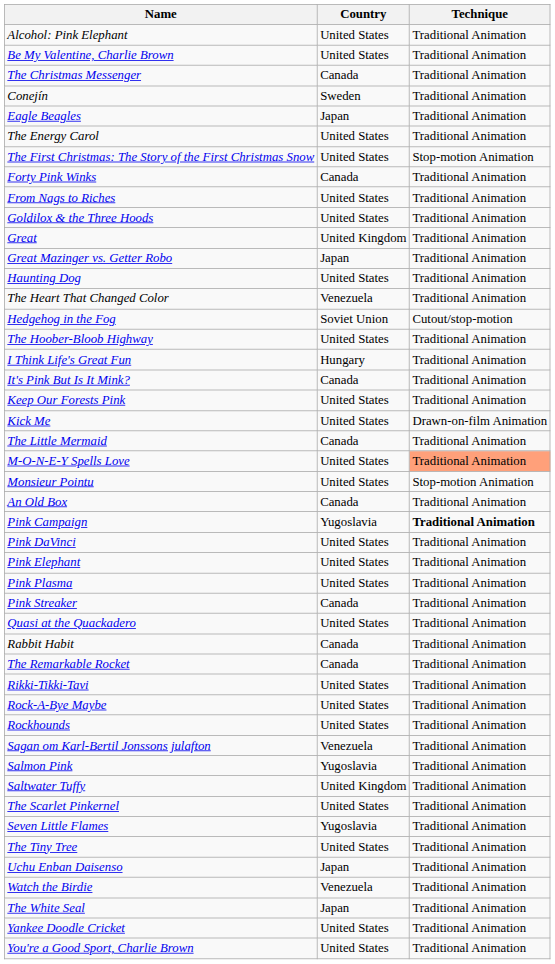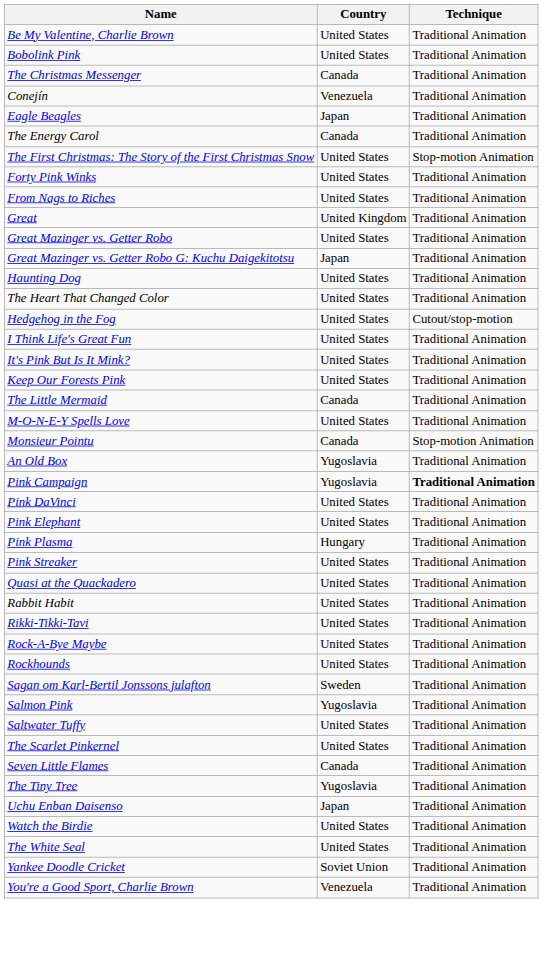- row: (67, 34)
+ row: (44, 55)
(340, 95) Sweden -> (346, 95) Venezuela
(354, 136) United States -> (339, 136) Canada
(339, 177) Canada -> (354, 177) United States
- row: (80, 217)
(335, 258) Japan -> (354, 237) United States
+ row: (151, 258)
(346, 298) Venezuela -> (354, 298) United States
(354, 319) Soviet Union -> (354, 319) United States
- row: (80, 339)
(343, 359) Hungary -> (354, 339) United States
(339, 380) Canada -> (354, 359) United States
- row: (29, 420)
(469, 461) lightsalmon background -> (469, 420) no background
(354, 481) United States -> (339, 440) Canada
(339, 501) Canada -> (349, 461) Yugoslavia
(354, 583) United States -> (343, 542) Hungary
(339, 603) Canada -> (354, 562) United States
(339, 643) Canada -> (354, 603) United States
- row: (68, 664)
(346, 745) Venezuela -> (340, 684) Sweden
(363, 786) United Kingdom -> (354, 725) United States
(349, 826) Yugoslavia -> (339, 765) Canada
(354, 846) United States -> (349, 786) Yugoslavia
(346, 887) Venezuela -> (354, 826) United States
(335, 907) Japan -> (354, 846) United States
(354, 928) United States -> (354, 867) Soviet Union
(354, 948) United States -> (346, 887) Venezuela
